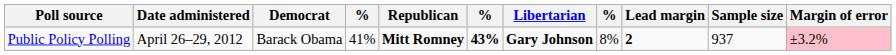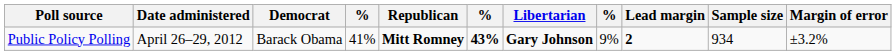(609, 38) 8% -> (609, 38) 9%
(722, 38) 937 -> (722, 38) 934
(809, 38) pink background -> (809, 38) no background
